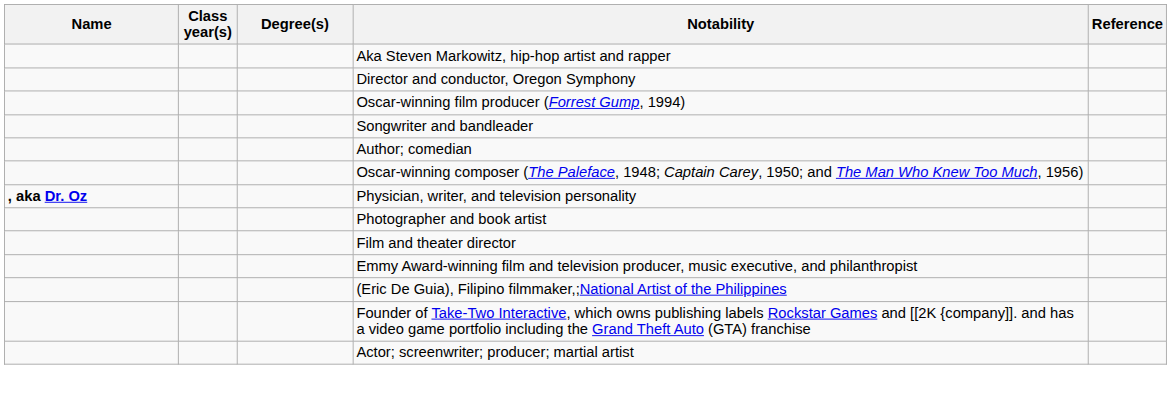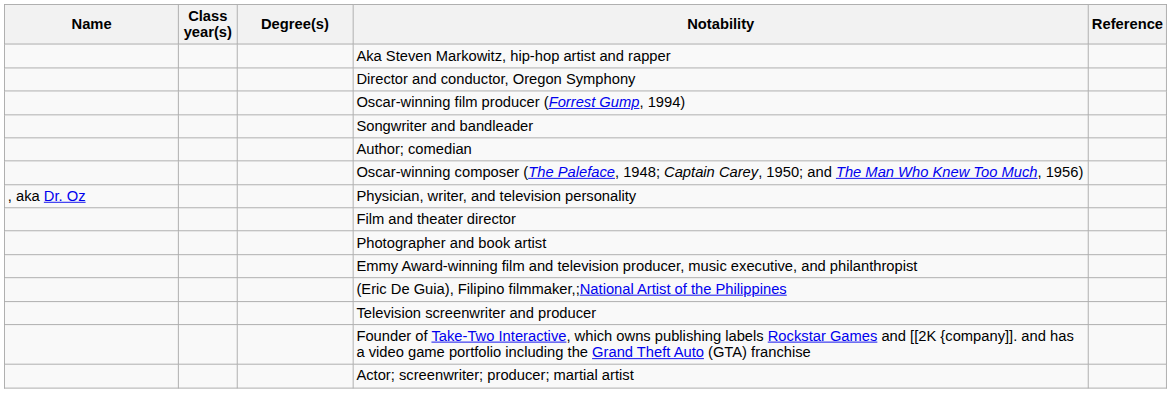(48, 196) bold -> (47, 196) normal
rows swapped: (436, 242) <-> (451, 219)
+ row: (476, 312)
